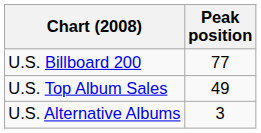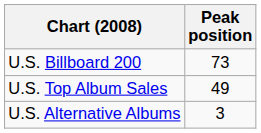(220, 62) 77 -> (220, 62) 73
